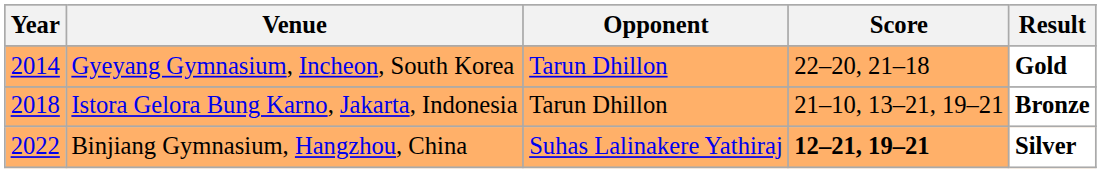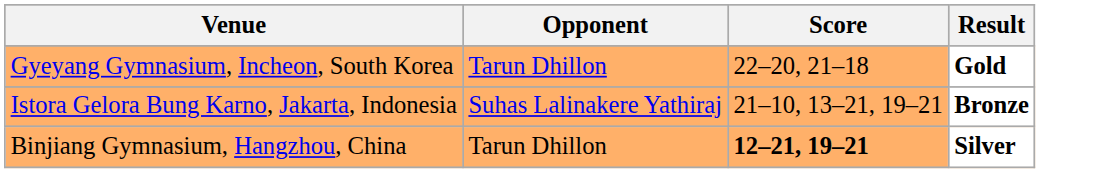- column: (35, 25)
(598, 106) Tarun Dhillon -> (595, 106) Suhas Lalinakere Yathiraj
(656, 147) Suhas Lalinakere Yathiraj -> (538, 147) Tarun Dhillon
